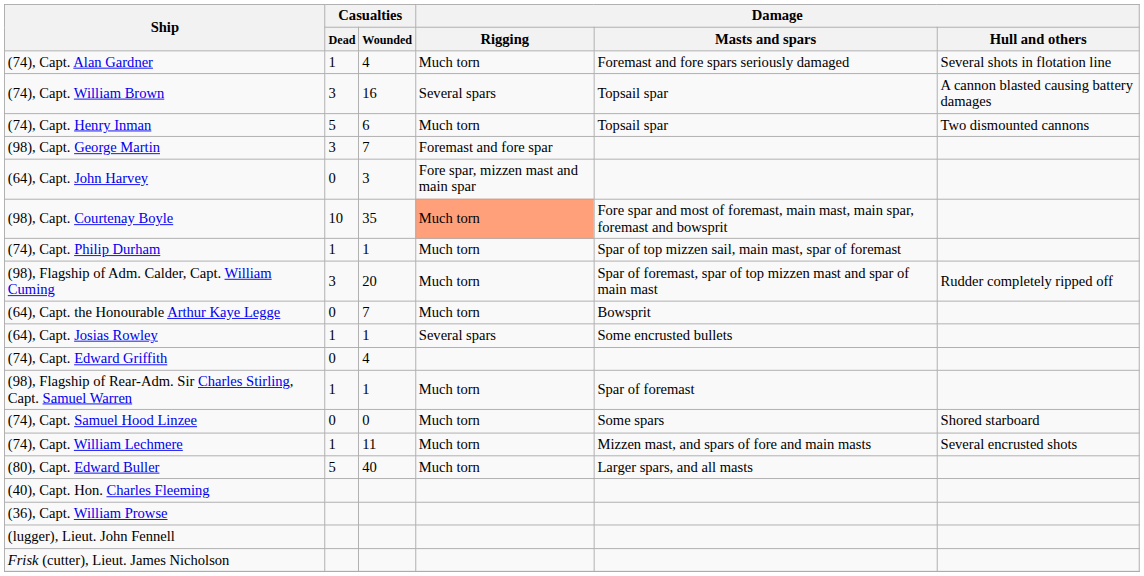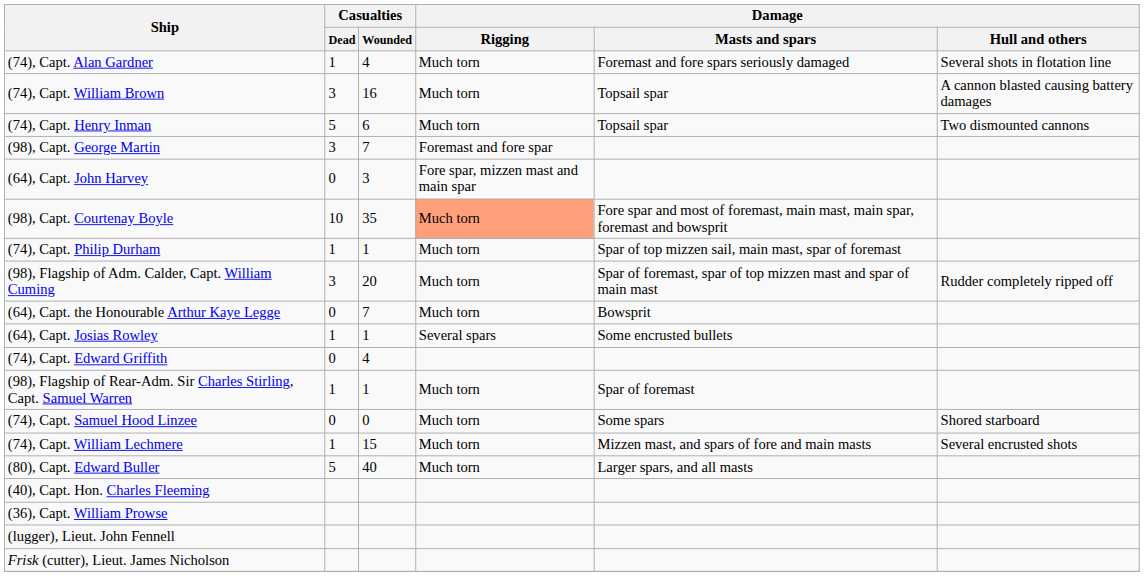(457, 93) Several spars -> (449, 93) Much torn
(369, 444) 11 -> (369, 444) 15
